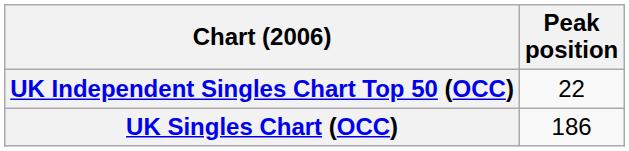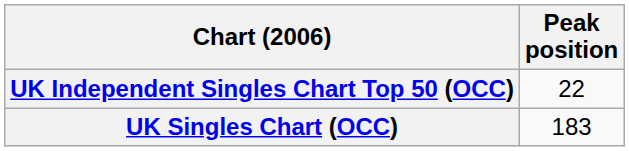(572, 126) 186 -> (572, 126) 183
